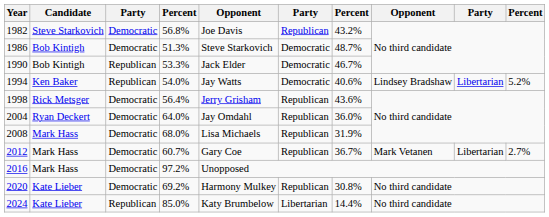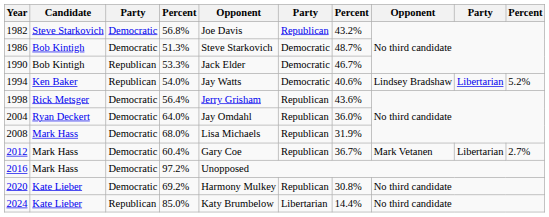(176, 151) 60.7% -> (176, 151) 60.4%
